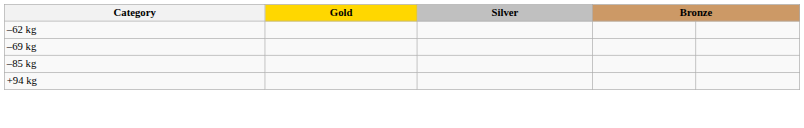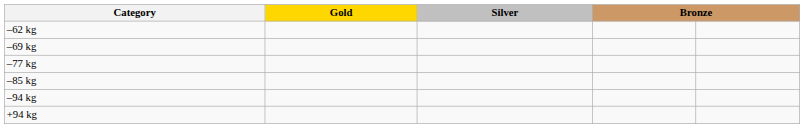+ row: (22, 64)
+ row: (22, 98)
